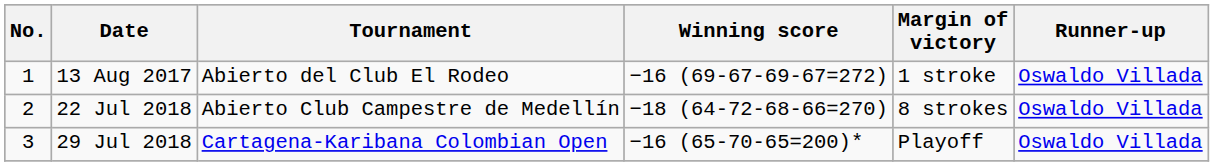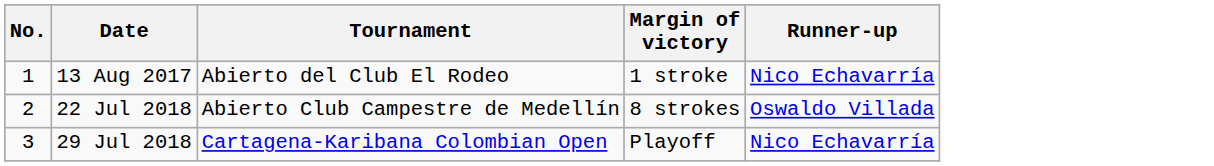- column: (759, 33)
(1110, 78) Oswaldo Villada -> (842, 78) Nico Echavarría
(1110, 144) Oswaldo Villada -> (842, 144) Nico Echavarría
